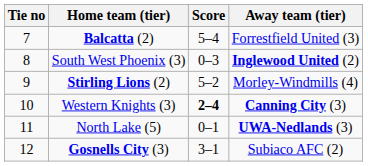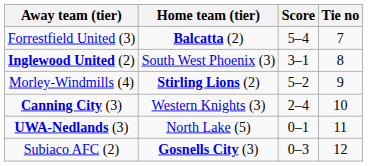columns swapped: (27, 15) <-> (295, 15)
(209, 60) 0–3 -> (298, 60) 3–1
(209, 104) bold -> (298, 104) normal
(209, 149) 3–1 -> (298, 149) 0–3
